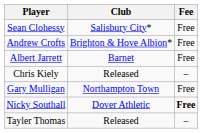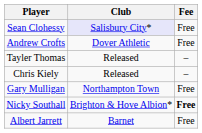(121, 27) no background -> (121, 27) lavender background
(121, 43) Brighton & Hove Albion* -> (121, 43) Dover Athletic
rows swapped: (36, 58) <-> (36, 120)
(121, 105) Dover Athletic -> (121, 105) Brighton & Hove Albion*
